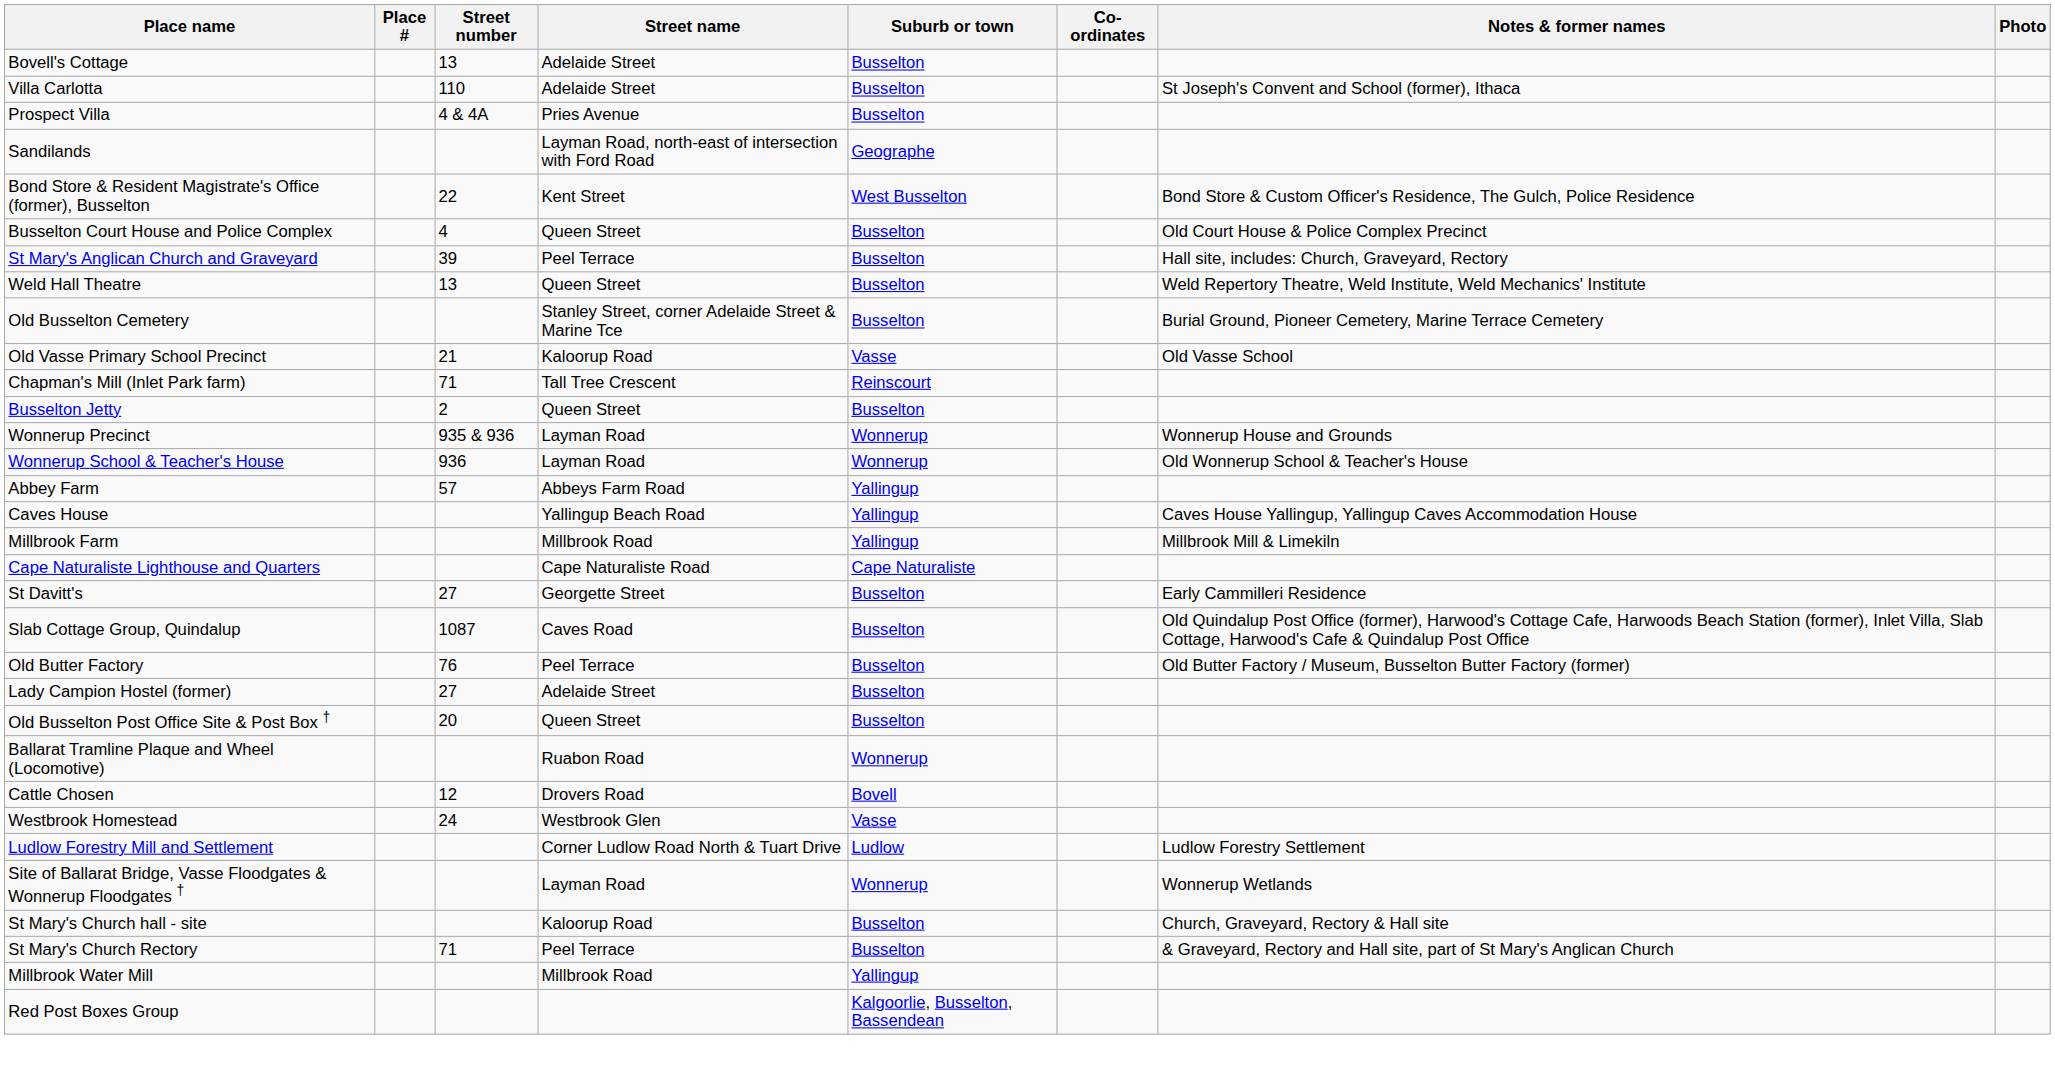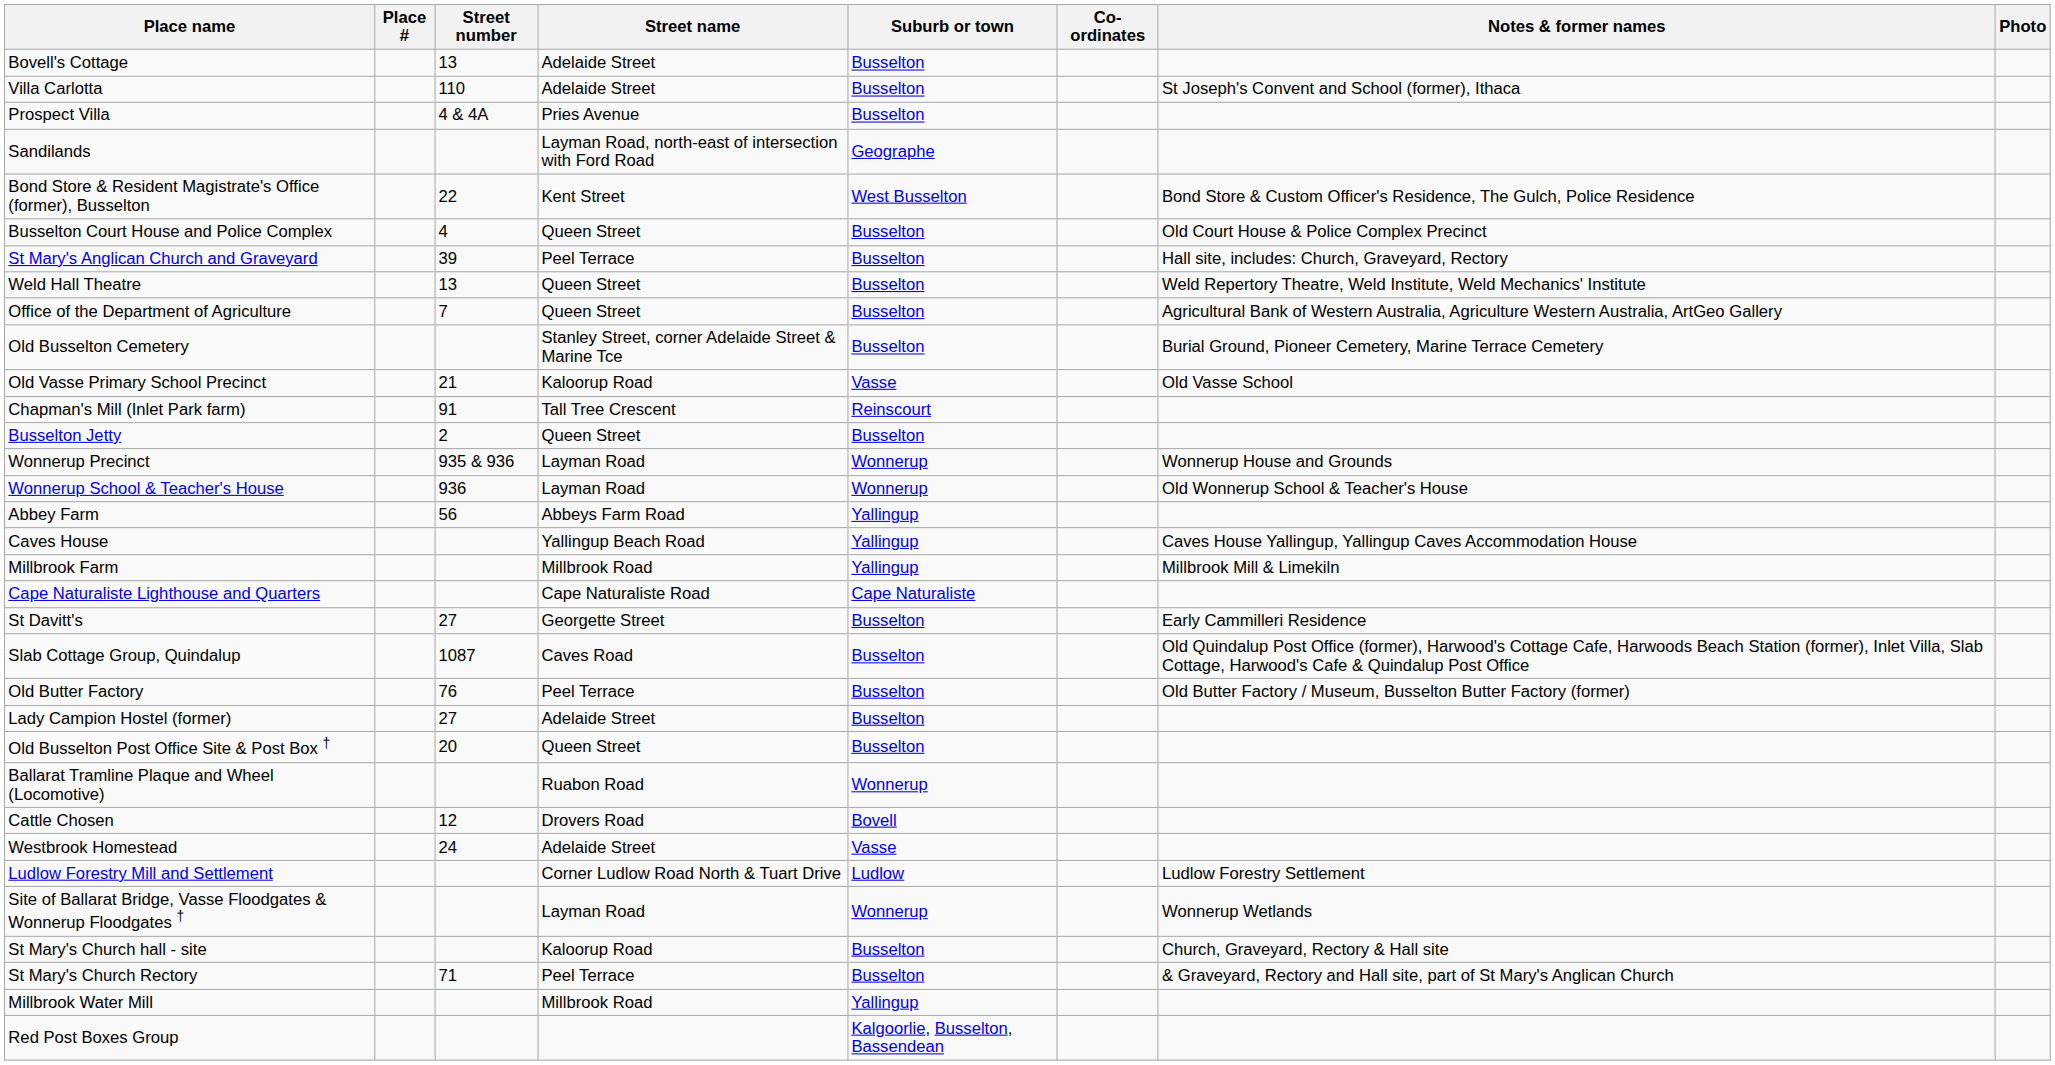+ row: (150, 311)
(448, 382) 71 -> (448, 409) 91
(448, 488) 57 -> (448, 514) 56
(601, 820) Westbrook Glen -> (598, 847) Adelaide Street
